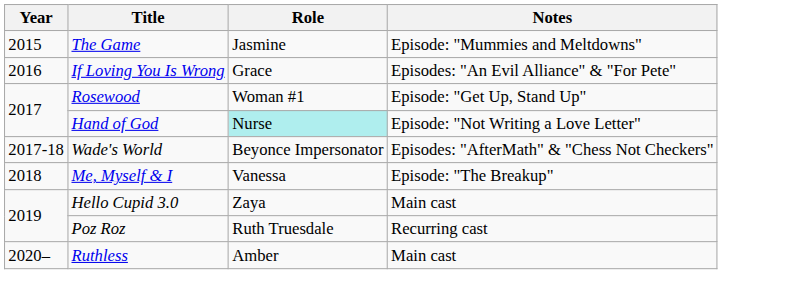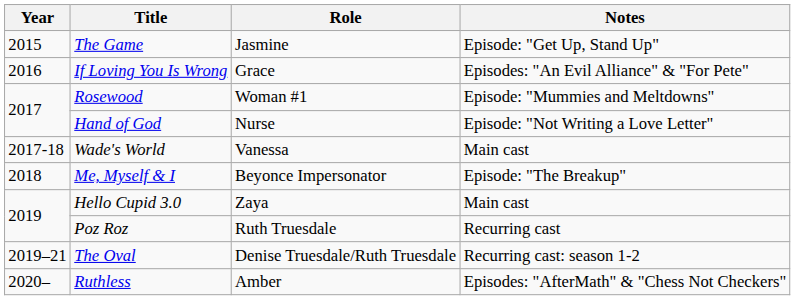(516, 44) Episode: "Mummies and Meltdowns" -> (561, 44) Episode: "Get Up, Stand Up"
(489, 96) Episode: "Get Up, Stand Up" -> (589, 96) Episode: "Mummies and Meltdowns"
(252, 123) paleturquoise background -> (255, 123) no background
(308, 149) Beyonce Impersonator -> (262, 149) Vanessa
(552, 149) Episodes: "AfterMath" & "Chess Not Checkers" -> (496, 149) Main cast
(259, 176) Vanessa -> (311, 176) Beyonce Impersonator
+ row: (105, 255)
(424, 255) Main cast -> (625, 281) Episodes: "AfterMath" & "Chess Not Checkers"
